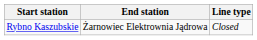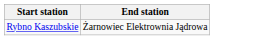- column: (231, 12)
